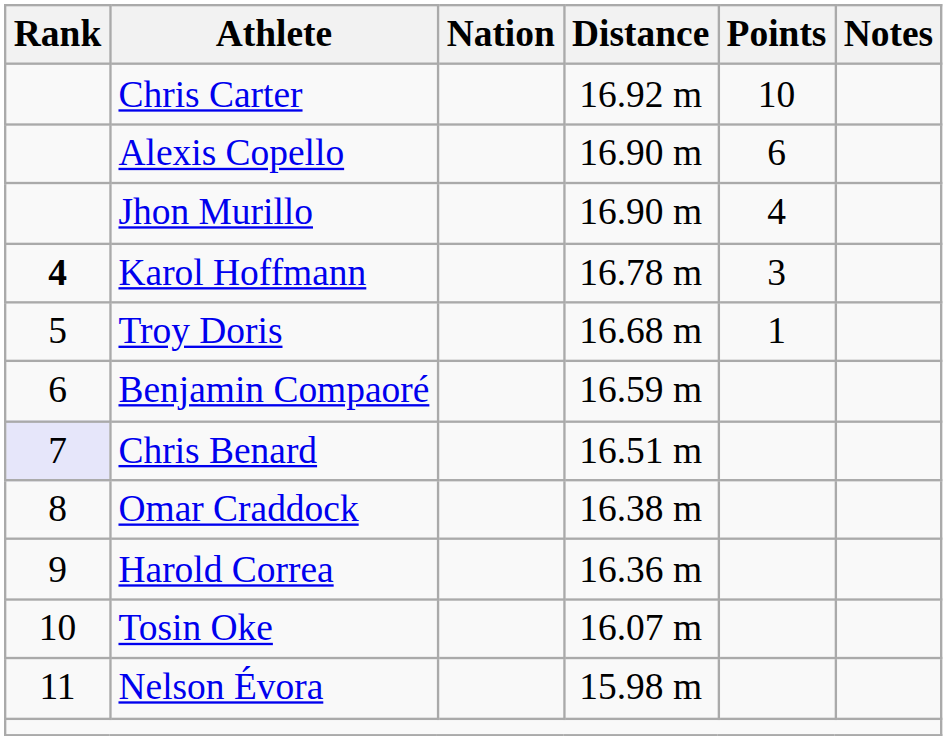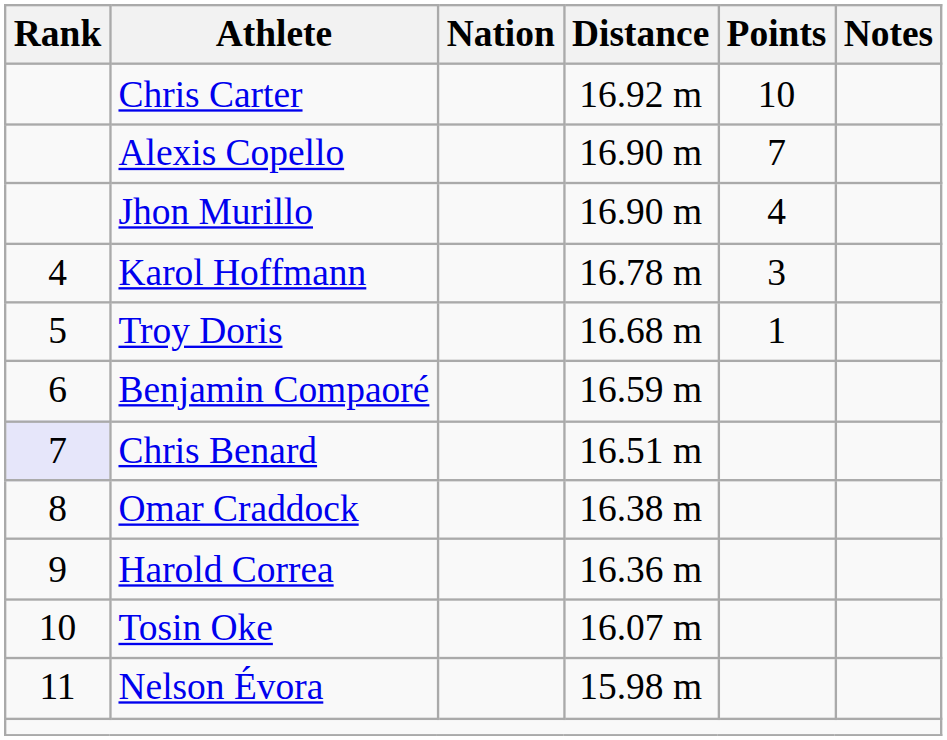(776, 152) 6 -> (776, 152) 7
(57, 271) bold -> (57, 271) normal
